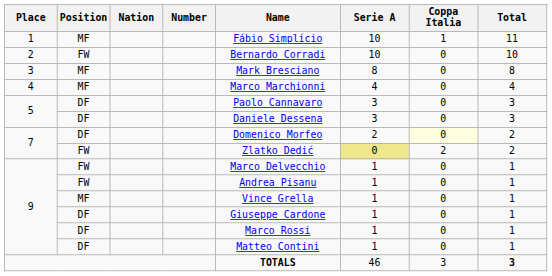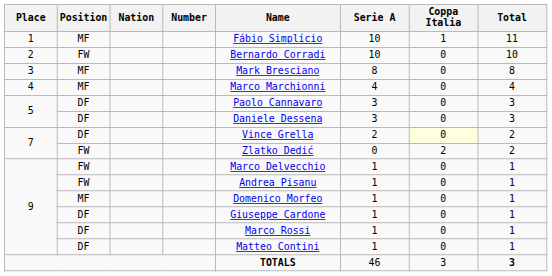(278, 136) Domenico Morfeo -> (278, 136) Vince Grella
(375, 152) khaki background -> (375, 152) no background
(278, 199) Vince Grella -> (278, 199) Domenico Morfeo
